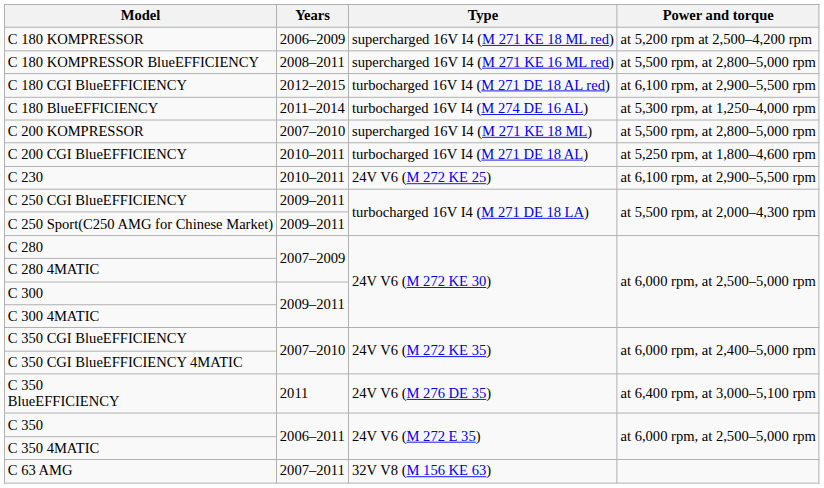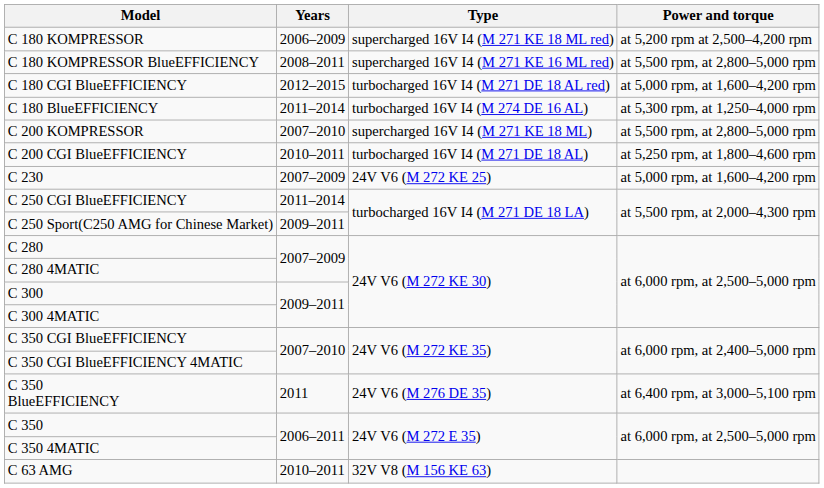(718, 85) at 6,100 rpm, at 2,900–5,500 rpm -> (718, 85) at 5,000 rpm, at 1,600–4,200 rpm
(312, 177) 2010–2011 -> (313, 177) 2007–2009
(718, 177) at 6,100 rpm, at 2,900–5,500 rpm -> (718, 177) at 5,000 rpm, at 1,600–4,200 rpm
(312, 200) 2009–2011 -> (312, 200) 2011–2014
(312, 471) 2007–2011 -> (312, 471) 2010–2011
